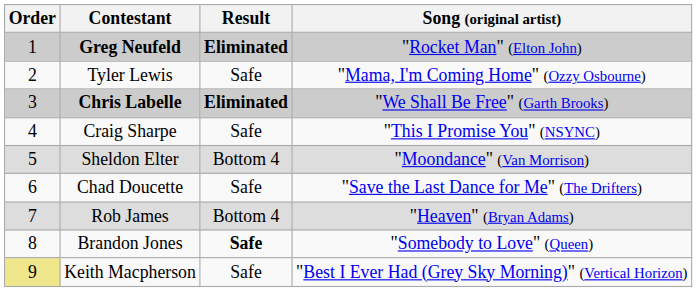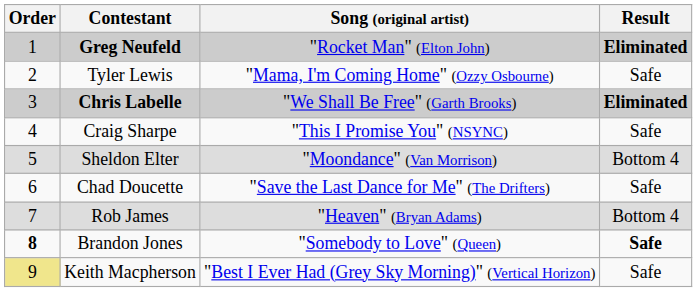columns swapped: (492, 18) <-> (246, 18)
(32, 243) normal -> (32, 243) bold
